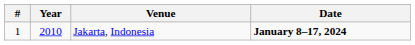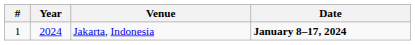(51, 31) 2010 -> (51, 31) 2024
